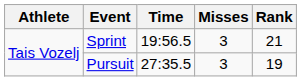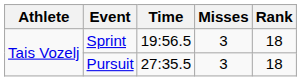(274, 41) 21 -> (274, 41) 18
(274, 65) 19 -> (274, 65) 18
